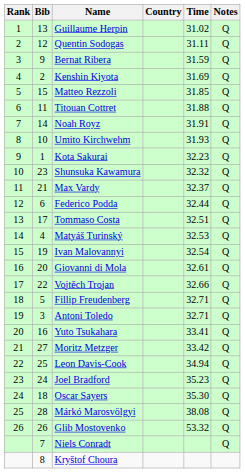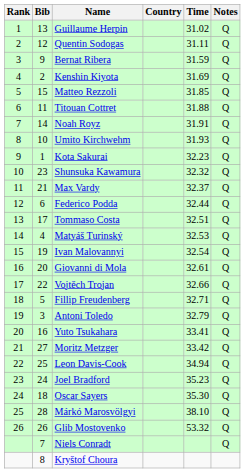(198, 316) 32.71 -> (198, 316) 32.79
(198, 412) 38.08 -> (198, 412) 38.10
